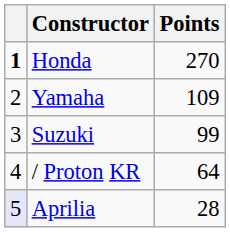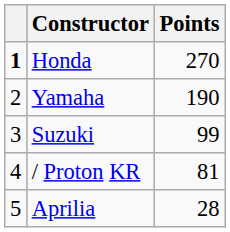(203, 97) 109 -> (203, 97) 190
(208, 171) 64 -> (208, 171) 81
(16, 208) lavender background -> (16, 208) no background
